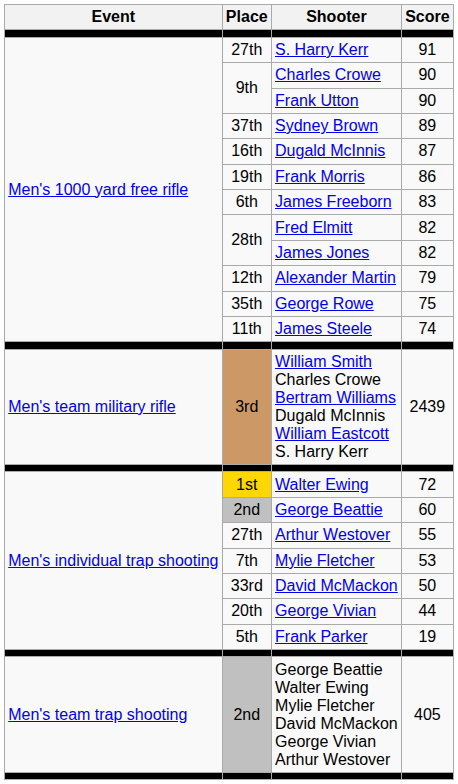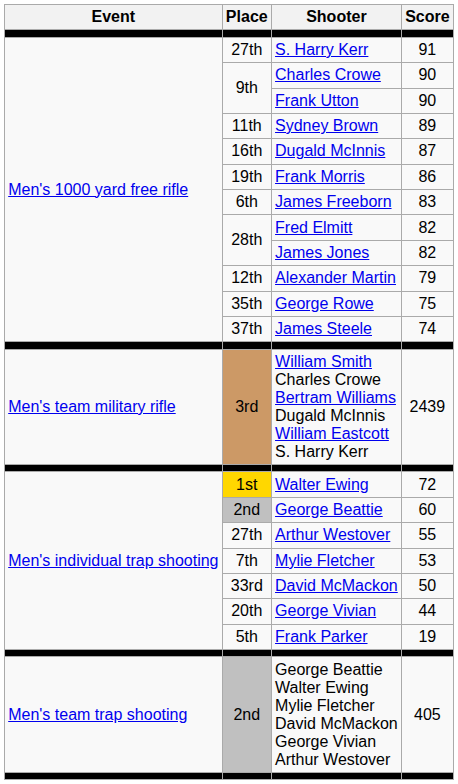(247, 126) 37th -> (247, 126) 11th
(247, 329) 11th -> (247, 329) 37th
